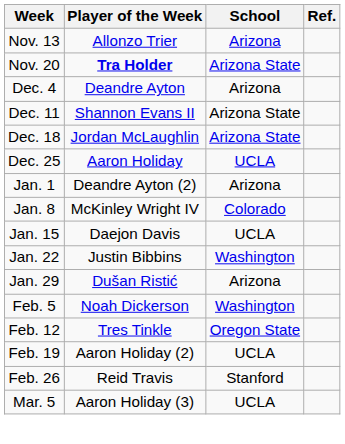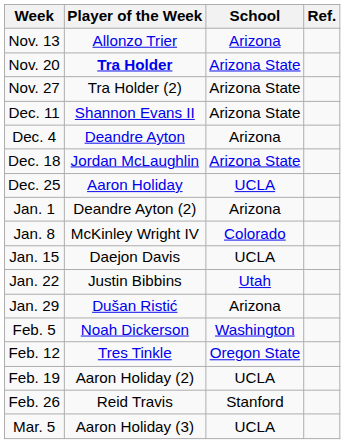+ row: (34, 88)
rows swapped: (34, 88) <-> (34, 112)
(255, 257) Washington -> (255, 281) Utah
